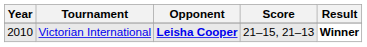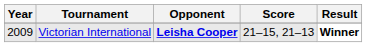(20, 32) 2010 -> (20, 32) 2009
